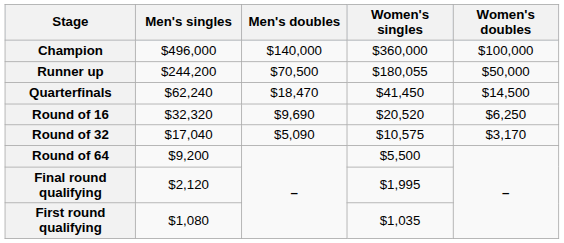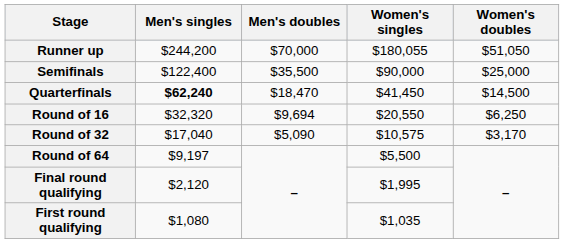- row: (70, 51)
(294, 72) $70,500 -> (294, 51) $70,000
(506, 72) $50,000 -> (506, 51) $51,050
+ row: (70, 72)
(189, 93) normal -> (189, 93) bold
(294, 114) $9,690 -> (294, 114) $9,694
(400, 114) $20,520 -> (400, 114) $20,550
(189, 156) $9,200 -> (189, 156) $9,197
